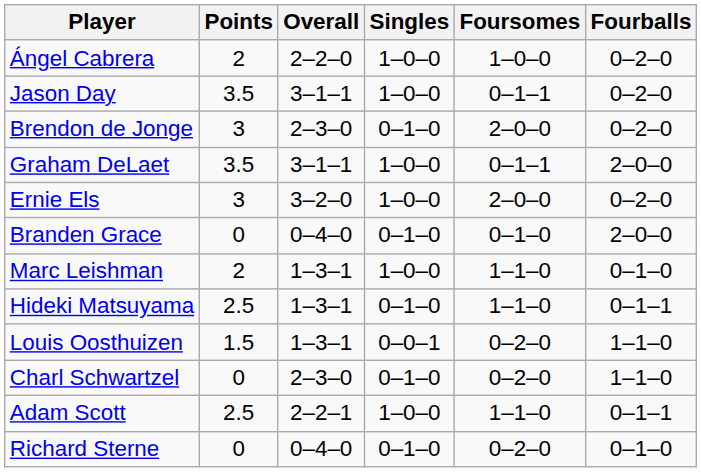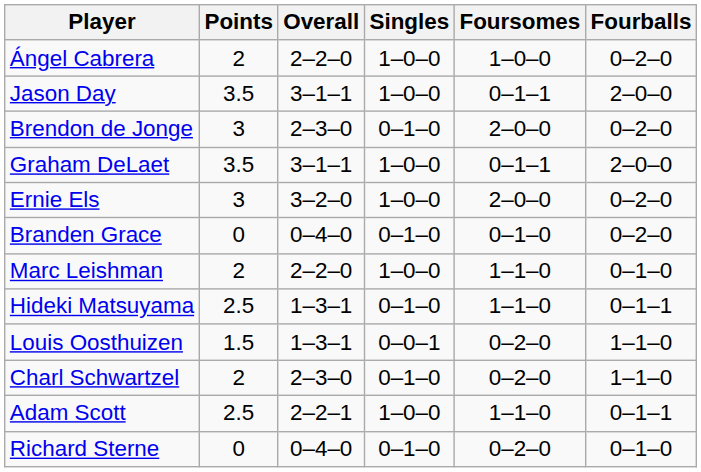(641, 93) 0–2–0 -> (641, 93) 2–0–0
(641, 235) 2–0–0 -> (641, 235) 0–2–0
(321, 270) 1–3–1 -> (321, 270) 2–2–0
(239, 377) 0 -> (239, 377) 2
